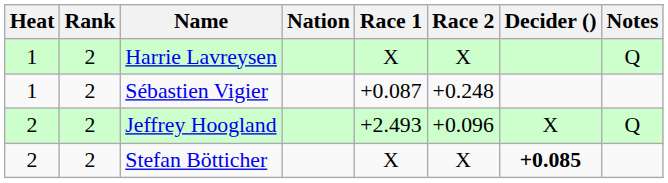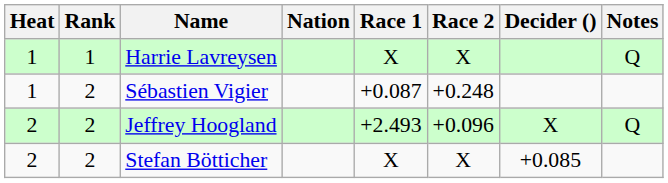(90, 56) 2 -> (90, 56) 1
(550, 159) bold -> (550, 159) normal
